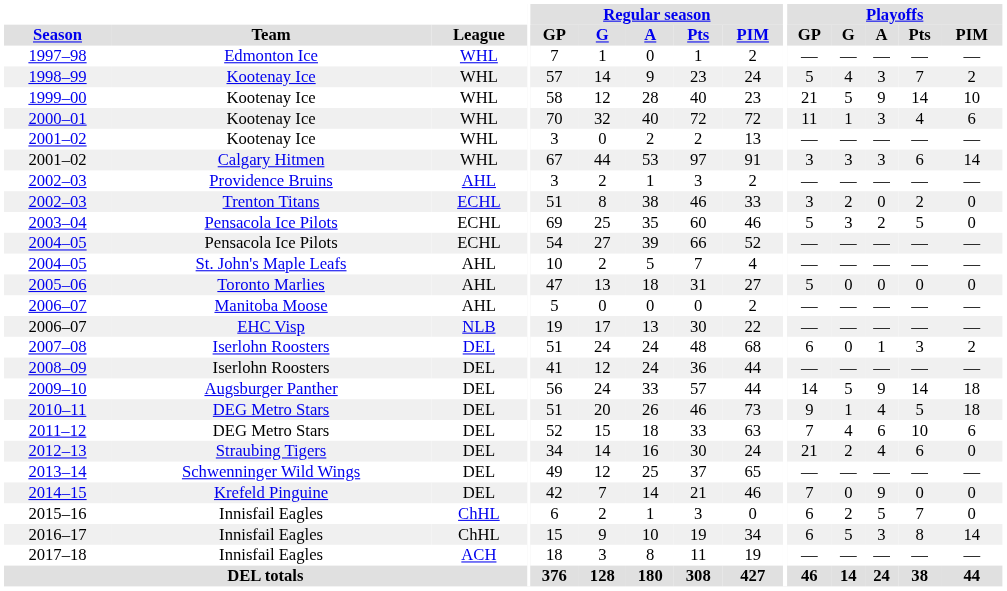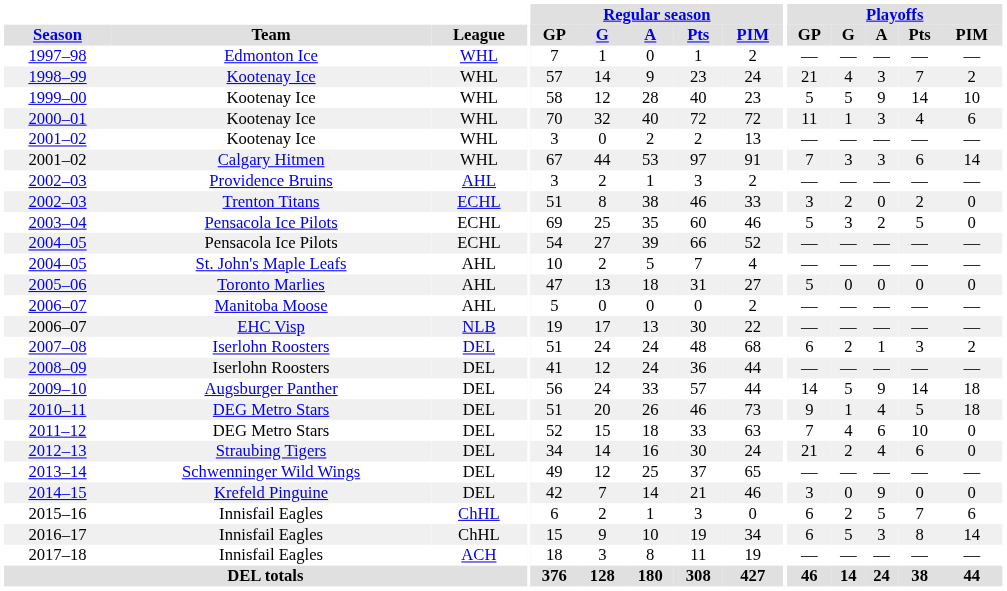(809, 76) 5 -> (809, 76) 21
(809, 97) 21 -> (809, 97) 5
(809, 159) 3 -> (809, 159) 7
(848, 347) 0 -> (848, 347) 2
(972, 430) 6 -> (972, 430) 0
(809, 492) 7 -> (809, 492) 3
(972, 513) 0 -> (972, 513) 6
